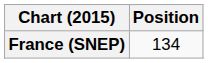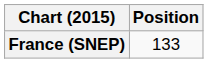(166, 44) 134 -> (166, 44) 133
